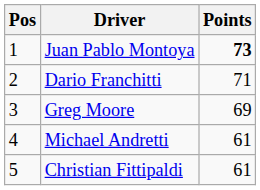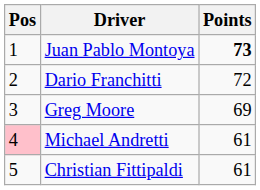(242, 79) 71 -> (242, 79) 72
(13, 140) no background -> (13, 140) pink background
